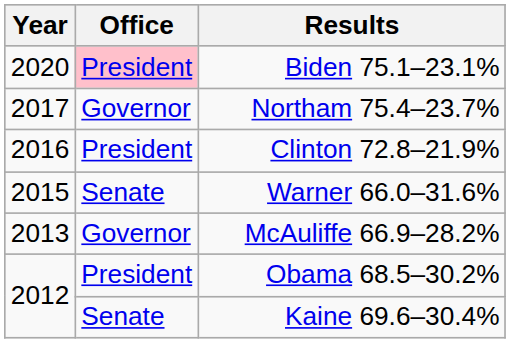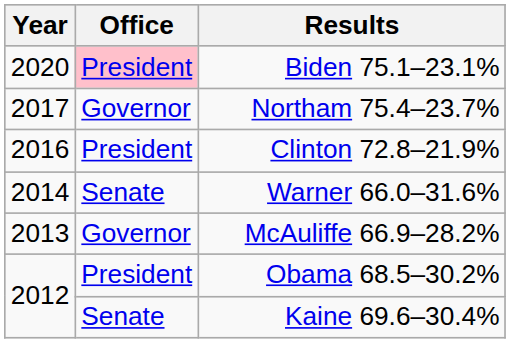(40, 191) 2015 -> (40, 191) 2014
